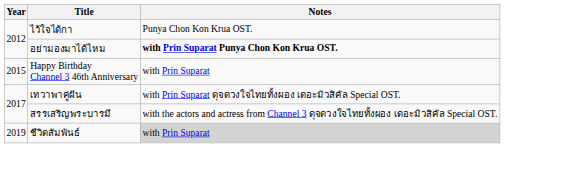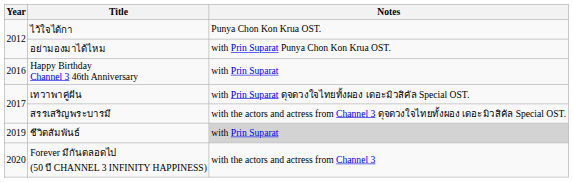(240, 48) bold -> (301, 48) normal
(16, 71) 2015 -> (16, 71) 2016
+ row: (119, 160)
